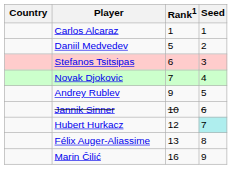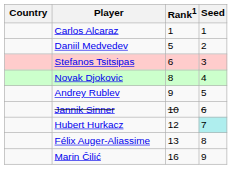(170, 77) 7 -> (170, 77) 8
